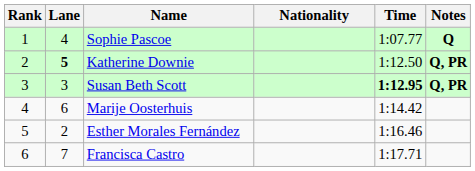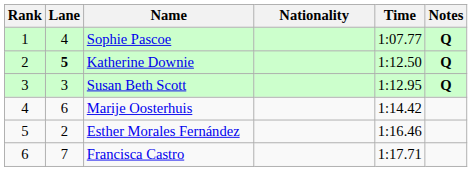(448, 62) Q, PR -> (446, 62) Q
(400, 85) bold -> (400, 85) normal
(448, 85) Q, PR -> (446, 85) Q
